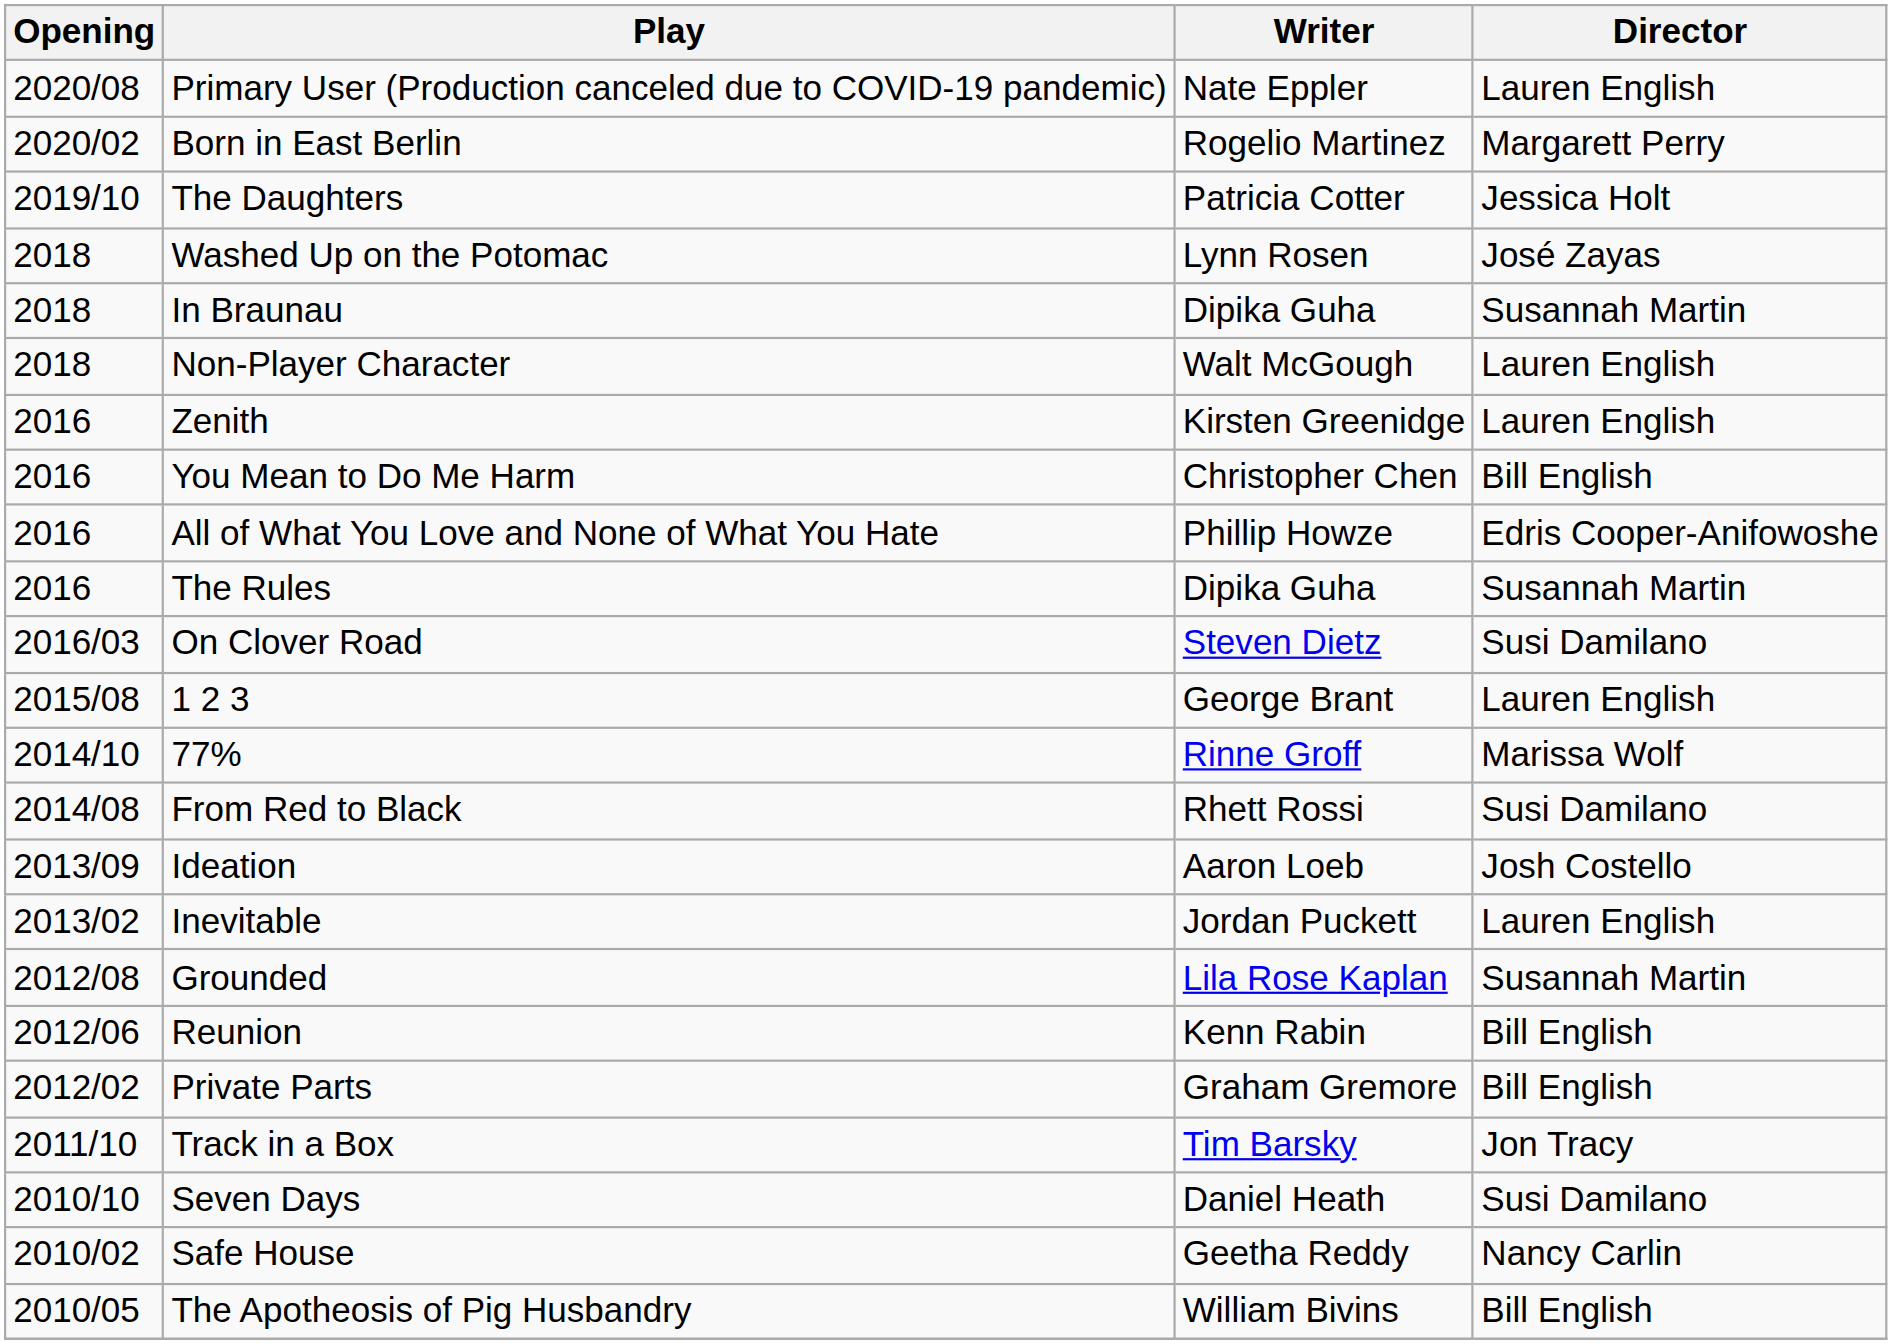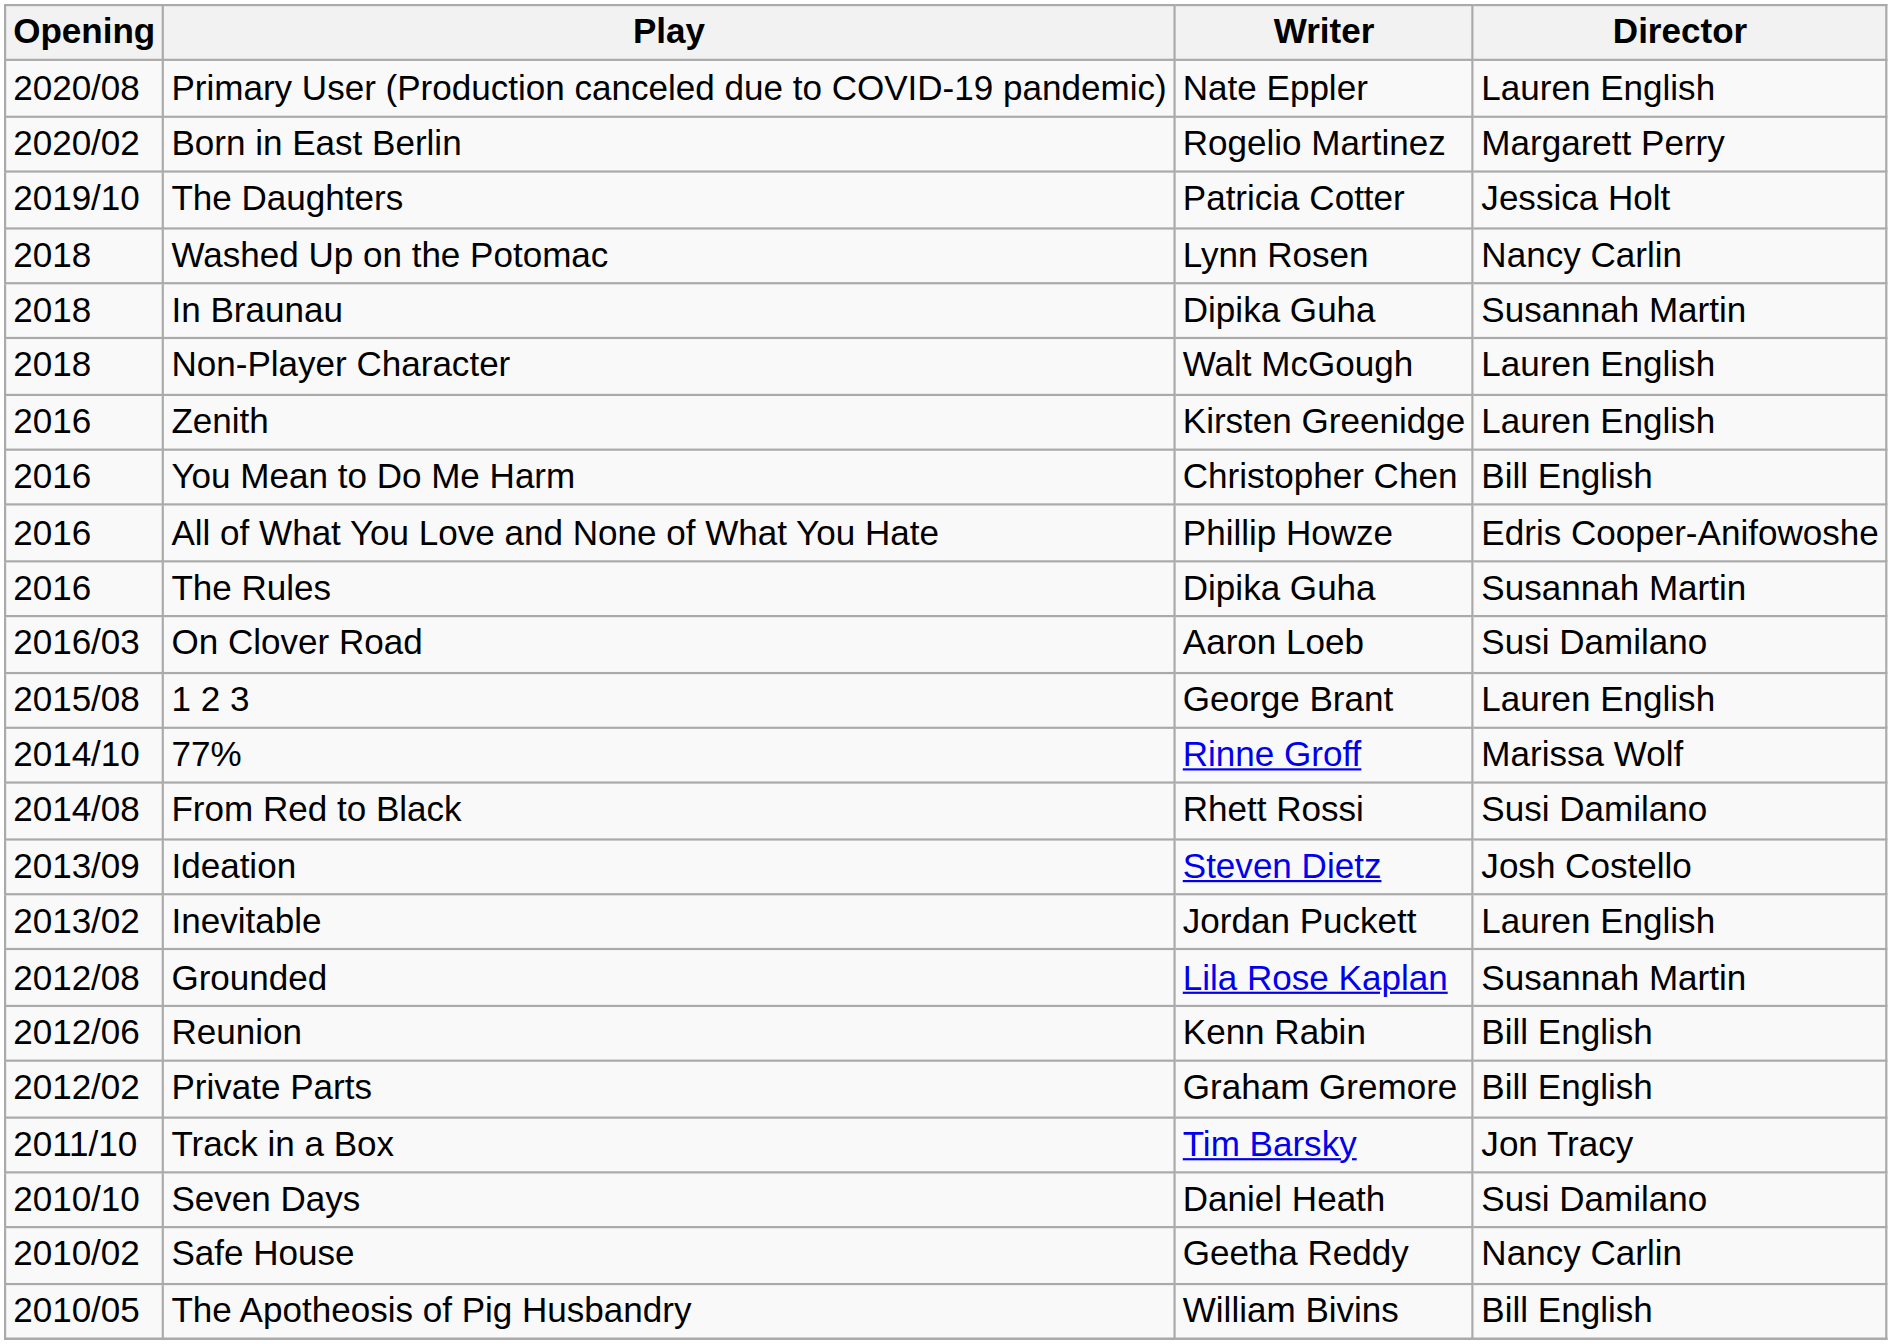(1571, 254) José Zayas -> (1582, 254) Nancy Carlin
(1282, 643) Steven Dietz -> (1273, 643) Aaron Loeb
(1273, 865) Aaron Loeb -> (1282, 865) Steven Dietz
